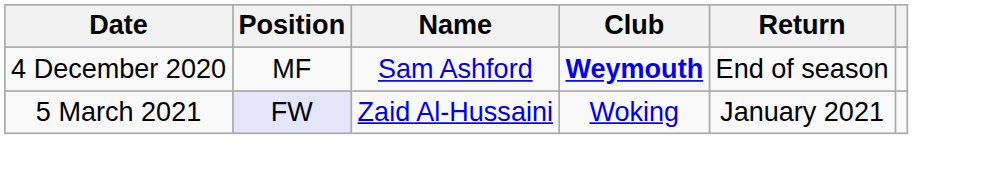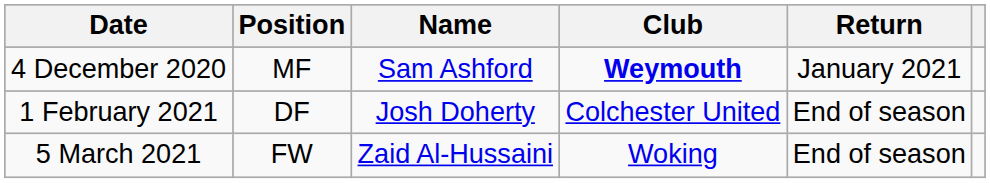(802, 68) End of season -> (879, 68) January 2021
+ row: (119, 111)
(292, 111) lavender background -> (292, 154) no background
(802, 111) January 2021 -> (879, 154) End of season
